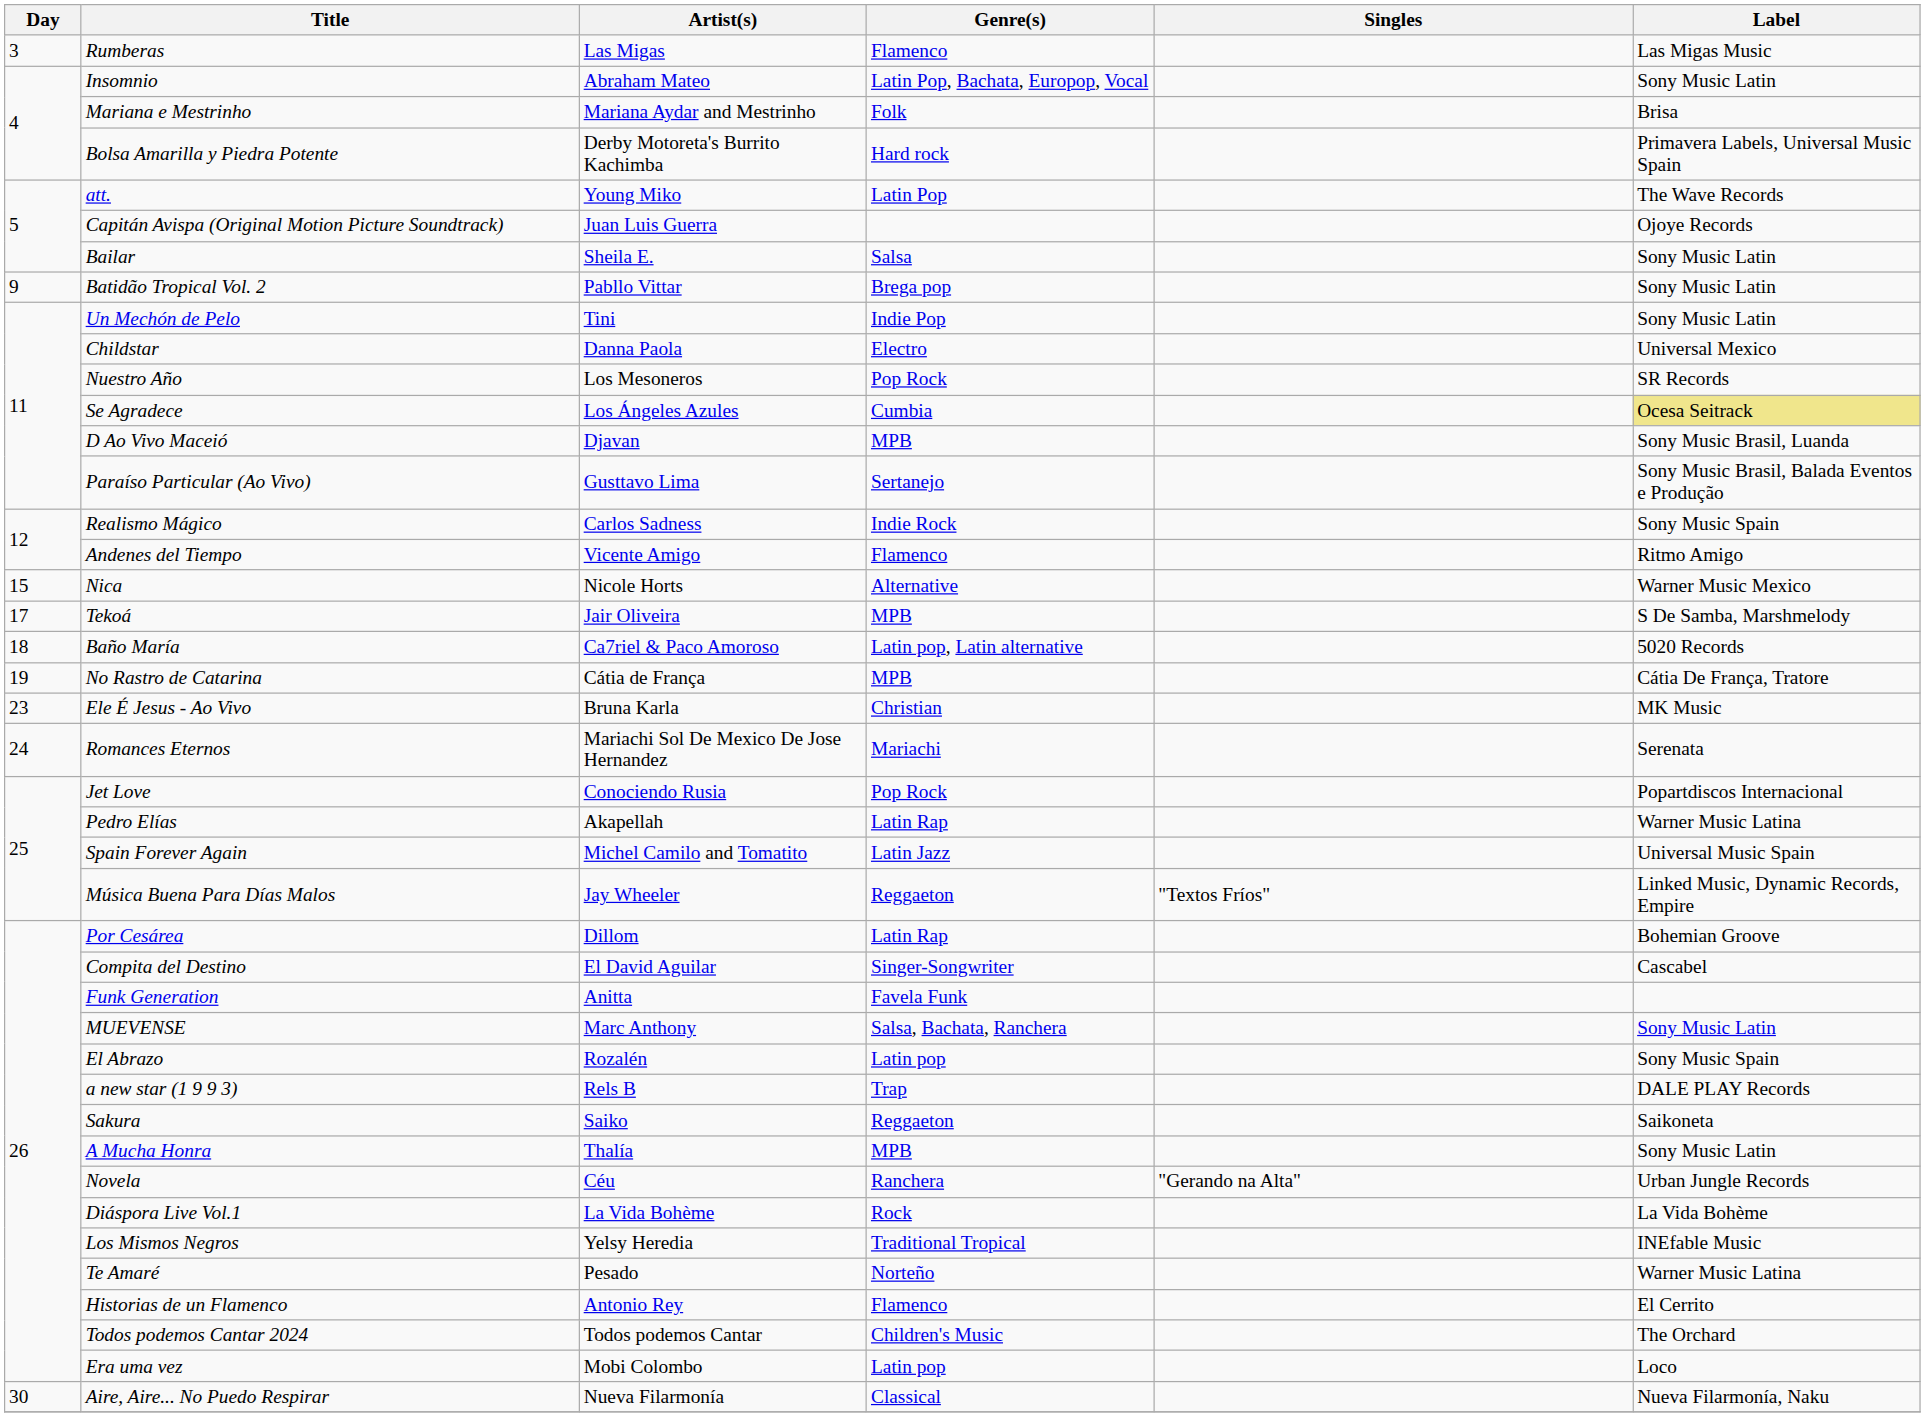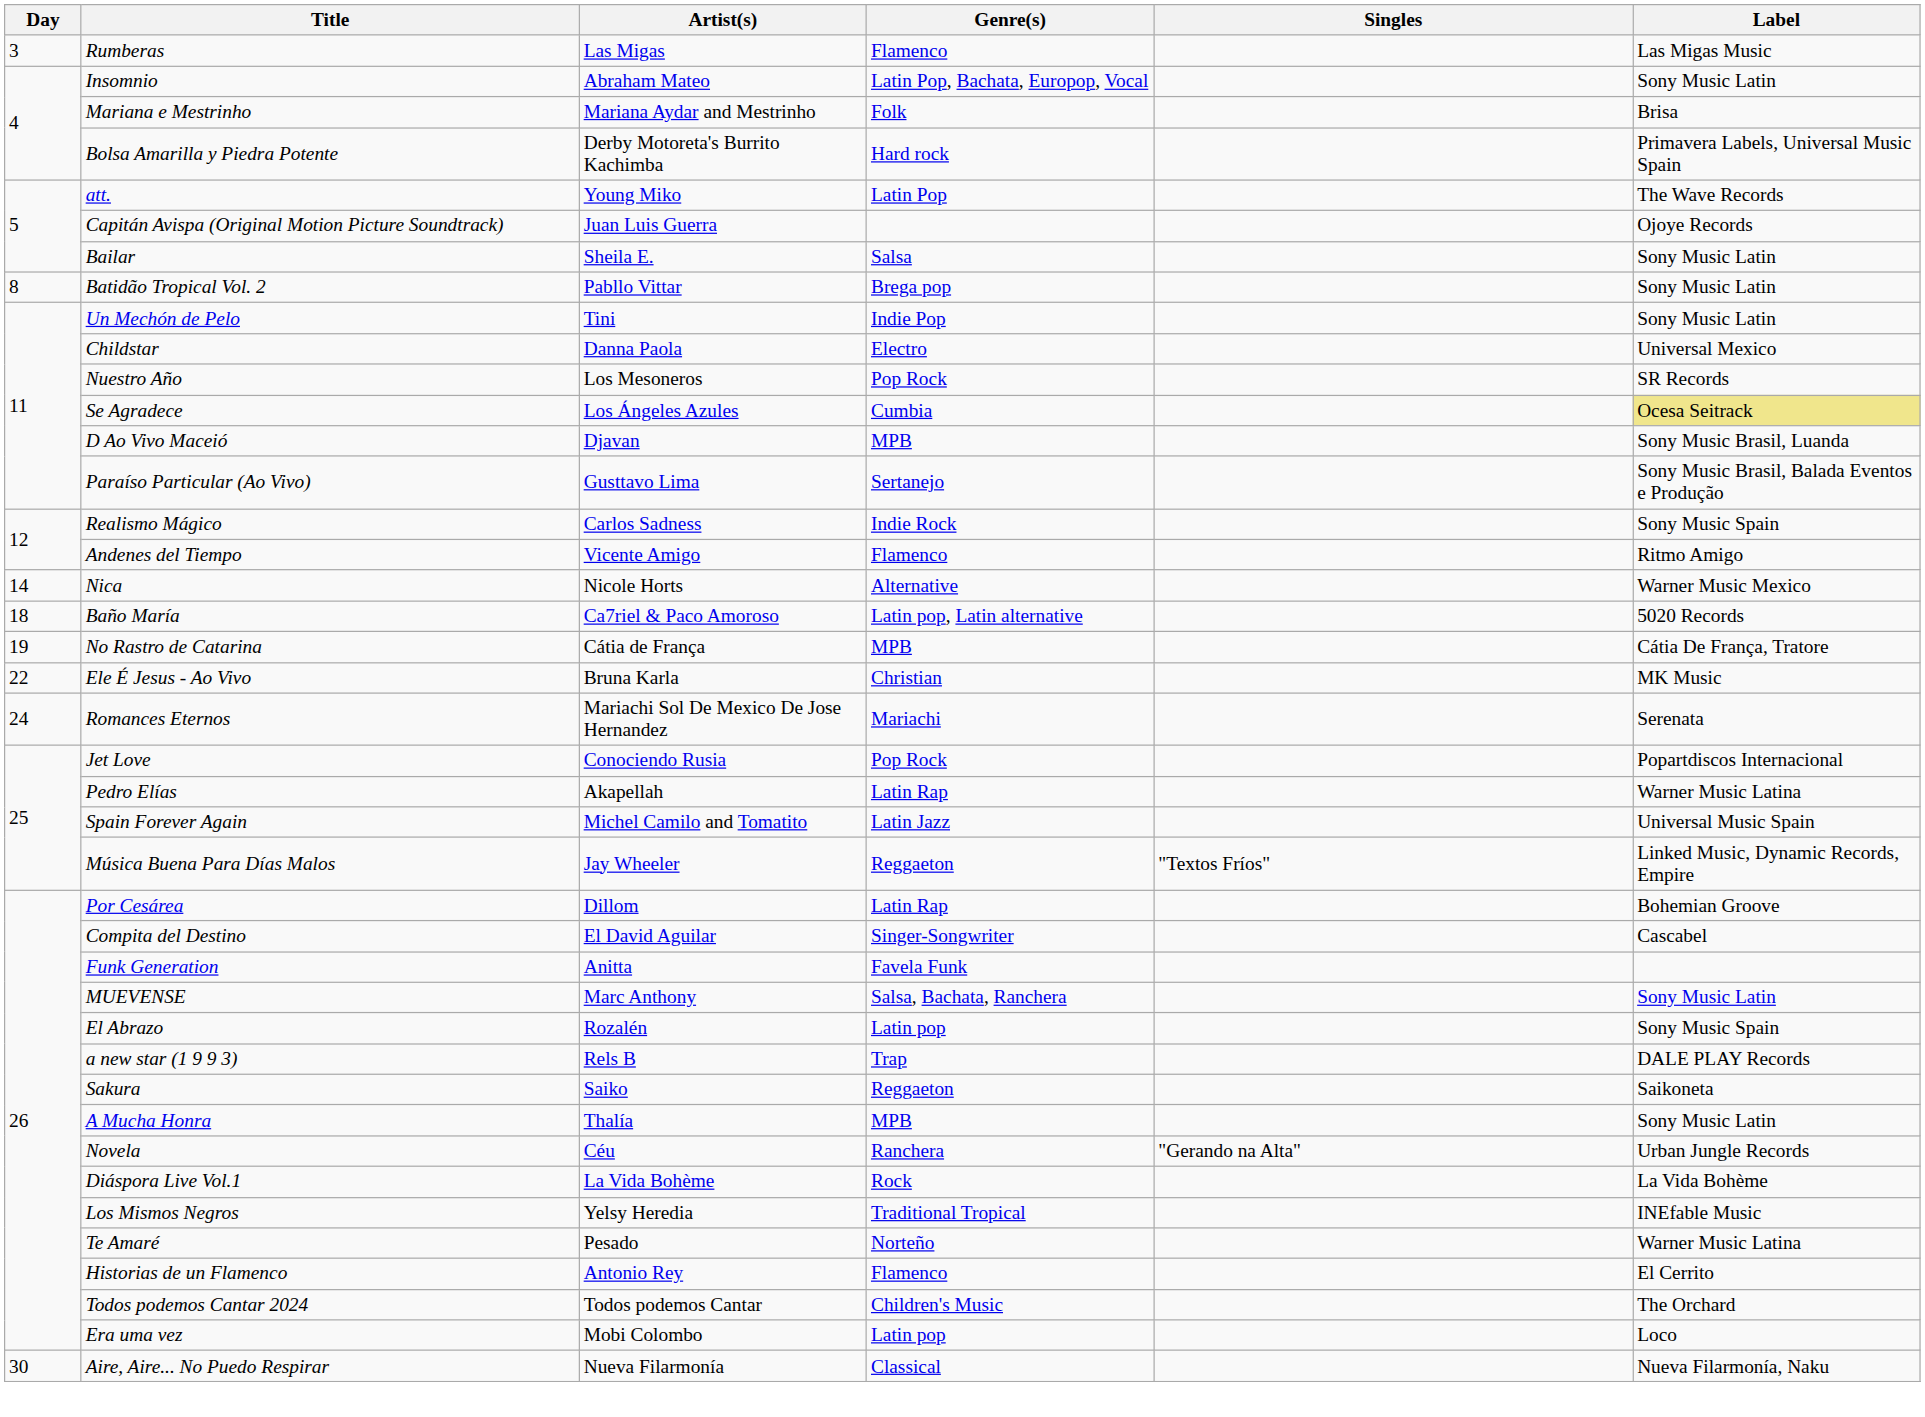(14, 287) 9 -> (14, 287) 8
(19, 585) 15 -> (19, 585) 14
- row: (108, 616)
(19, 708) 23 -> (19, 677) 22
